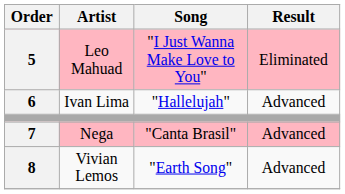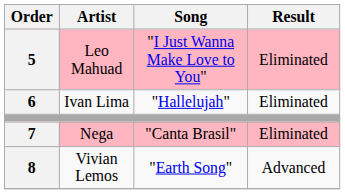(294, 101) Advanced -> (294, 101) Eliminated
(294, 134) Advanced -> (294, 134) Eliminated
